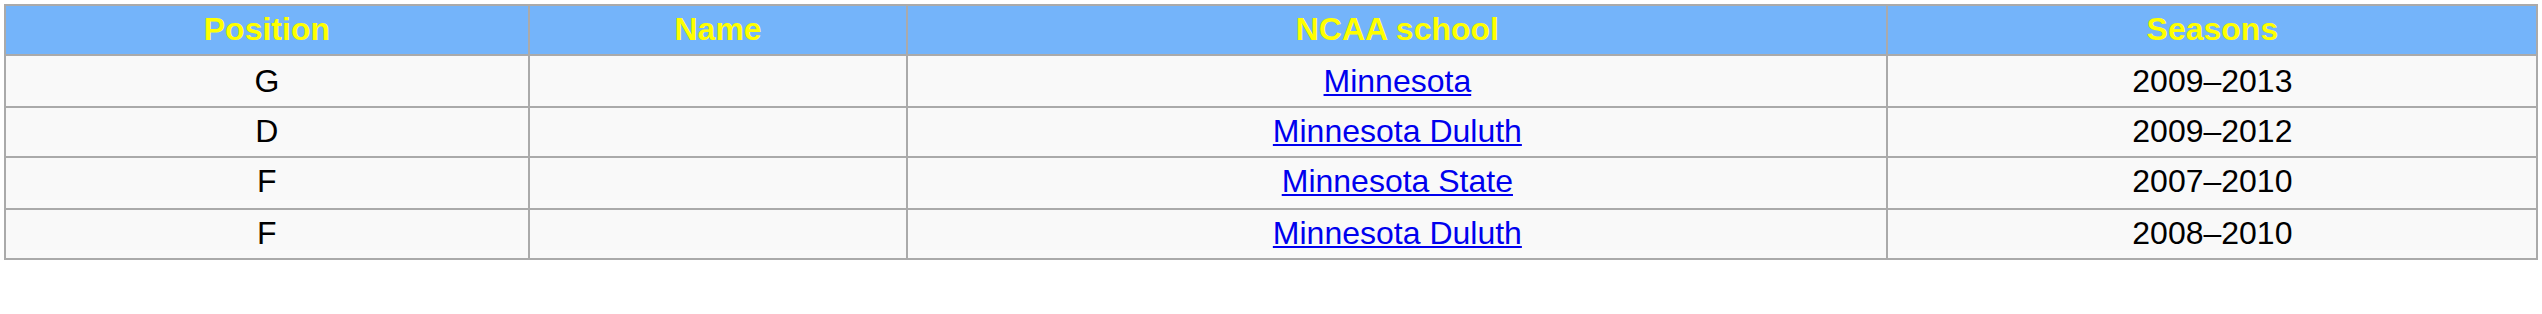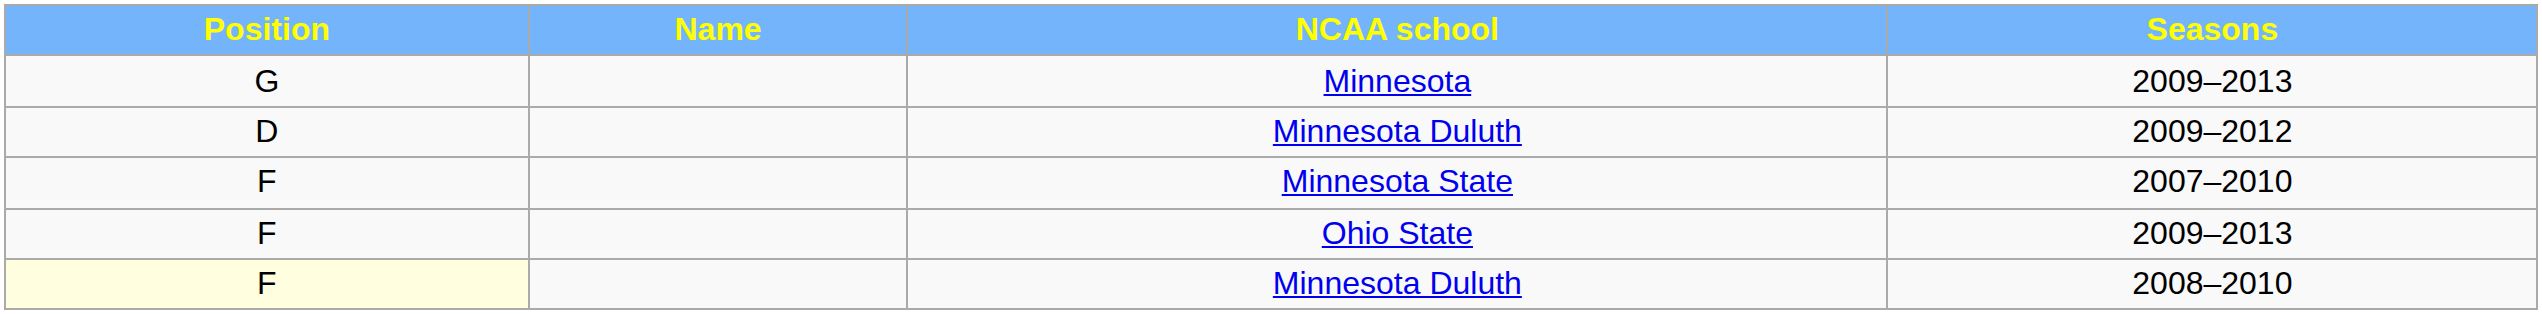+ row: (1397, 232)
(267, 232) no background -> (267, 283) lightyellow background
